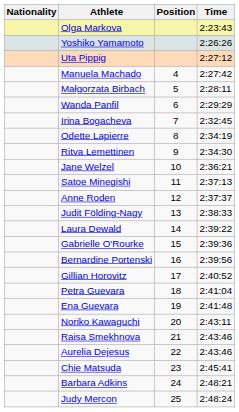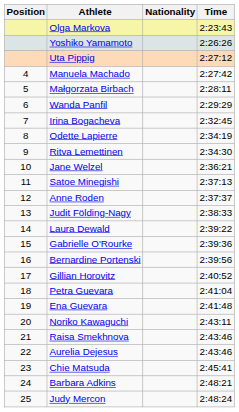columns swapped: (176, 12) <-> (32, 12)
